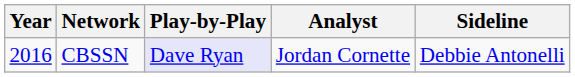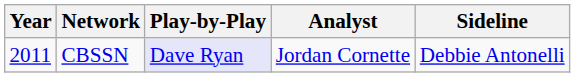(31, 54) 2016 -> (30, 54) 2011
